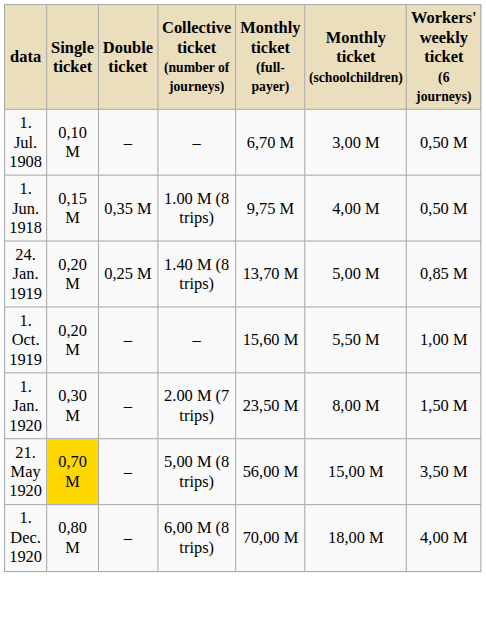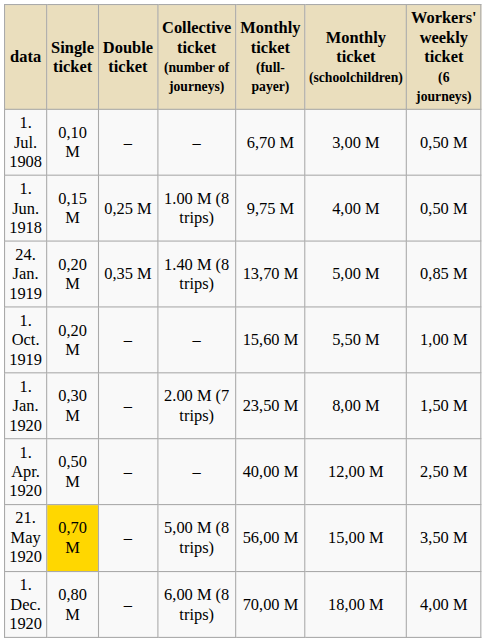(128, 208) 0,35 M -> (128, 208) 0,25 M
(128, 274) 0,25 M -> (128, 274) 0,35 M
+ row: (26, 472)
